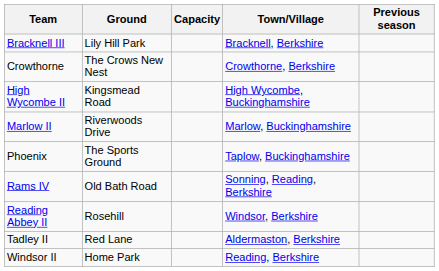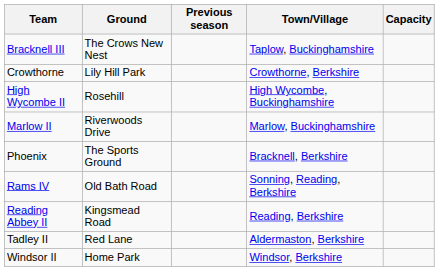columns swapped: (197, 19) <-> (397, 19)
(115, 43) Lily Hill Park -> (124, 49) The Crows New Nest
(274, 43) Bracknell, Berkshire -> (312, 49) Taplow, Buckinghamshire
(124, 66) The Crows New Nest -> (115, 73) Lily Hill Park
(112, 96) Kingsmead Road -> (104, 96) Rosehill
(287, 156) Taplow, Buckinghamshire -> (299, 156) Bracknell, Berkshire
(104, 216) Rosehill -> (112, 216) Kingsmead Road
(272, 216) Windsor, Berkshire -> (296, 216) Reading, Berkshire
(272, 257) Reading, Berkshire -> (296, 257) Windsor, Berkshire
